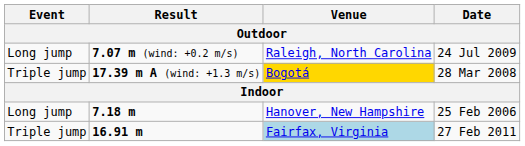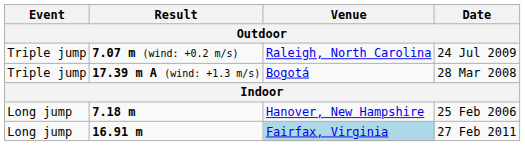(40, 53) Long jump -> (47, 53) Triple jump
(287, 73) gold background -> (287, 73) no background
(47, 131) Triple jump -> (40, 131) Long jump
